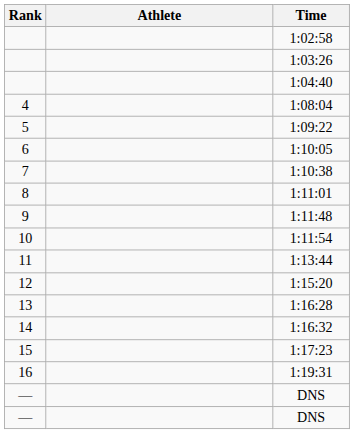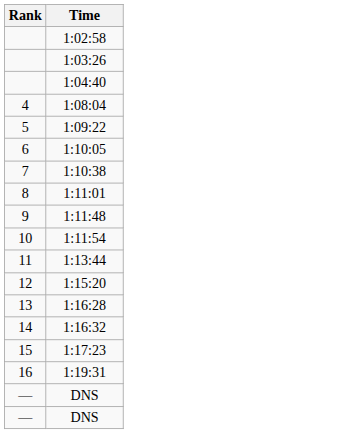- column: (159, 15)
